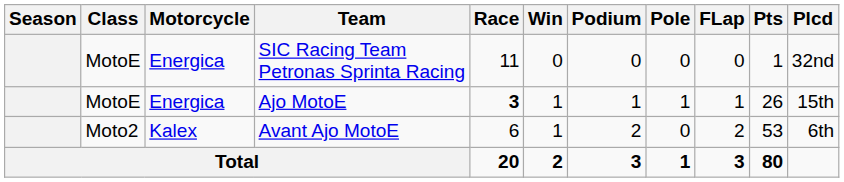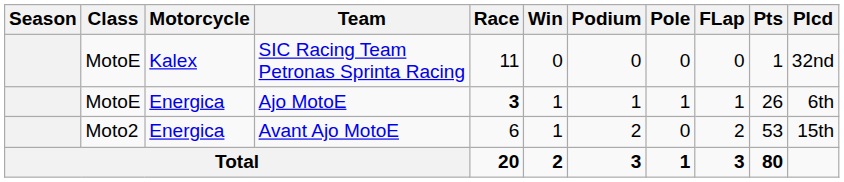(187, 60) Energica -> (173, 60) Kalex
(816, 101) 15th -> (821, 101) 6th
(173, 131) Kalex -> (187, 131) Energica
(821, 131) 6th -> (816, 131) 15th
